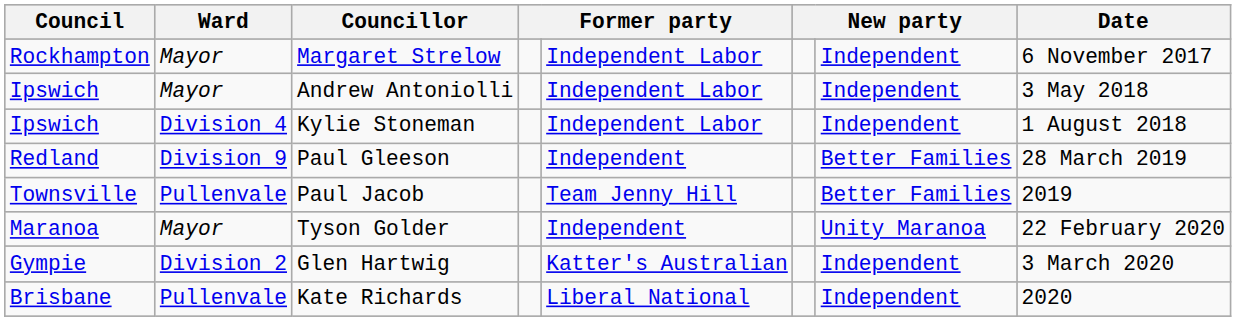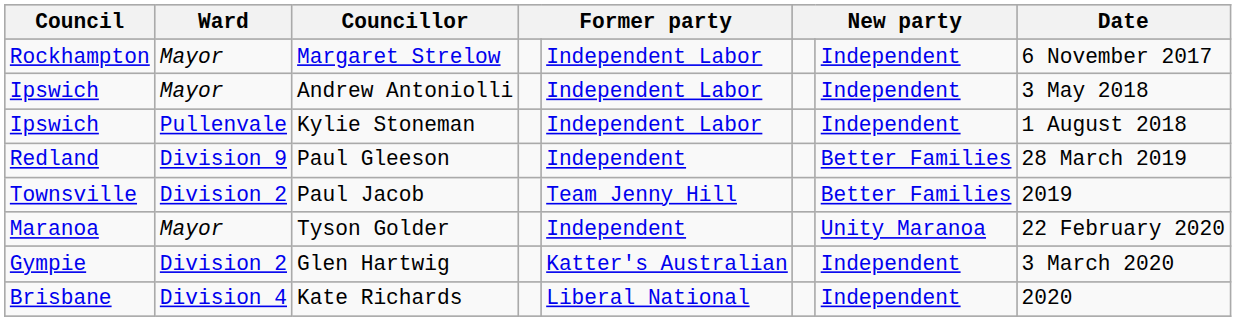(223, 126) Division 4 -> (223, 126) Pullenvale
(223, 195) Pullenvale -> (223, 195) Division 2
(223, 298) Pullenvale -> (223, 298) Division 4
